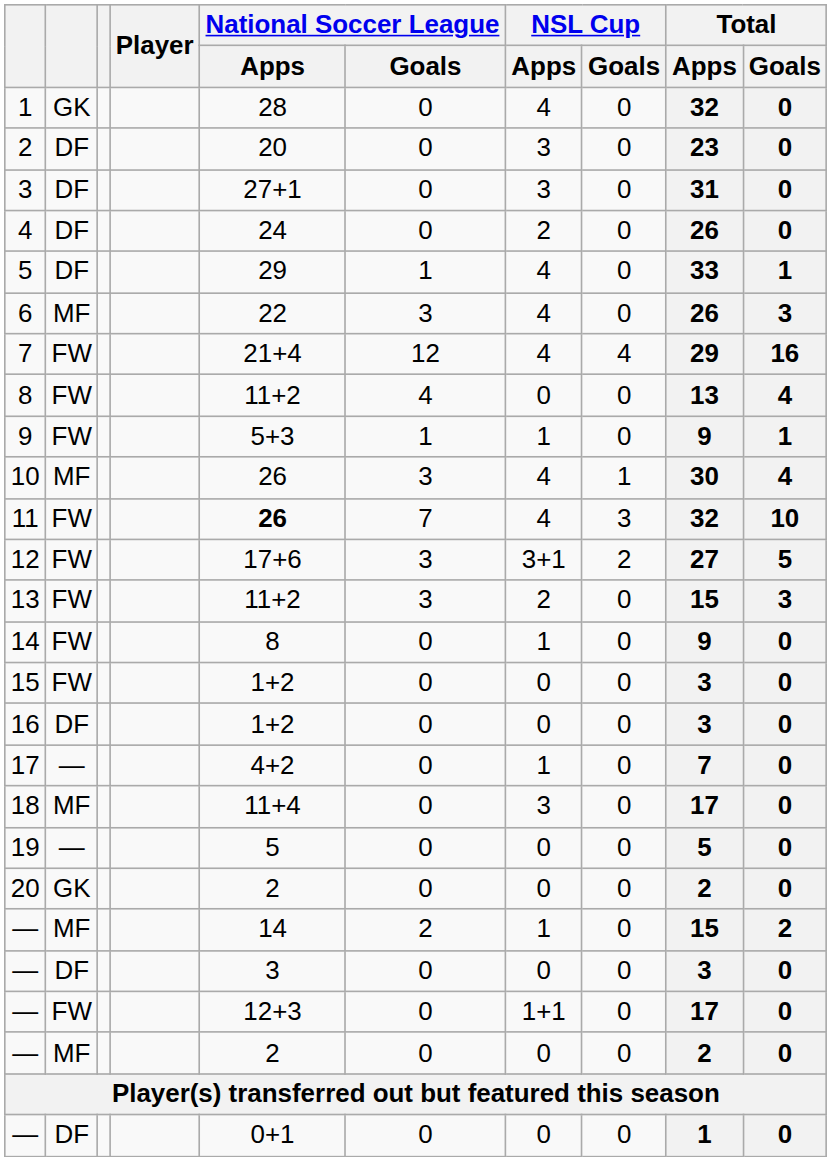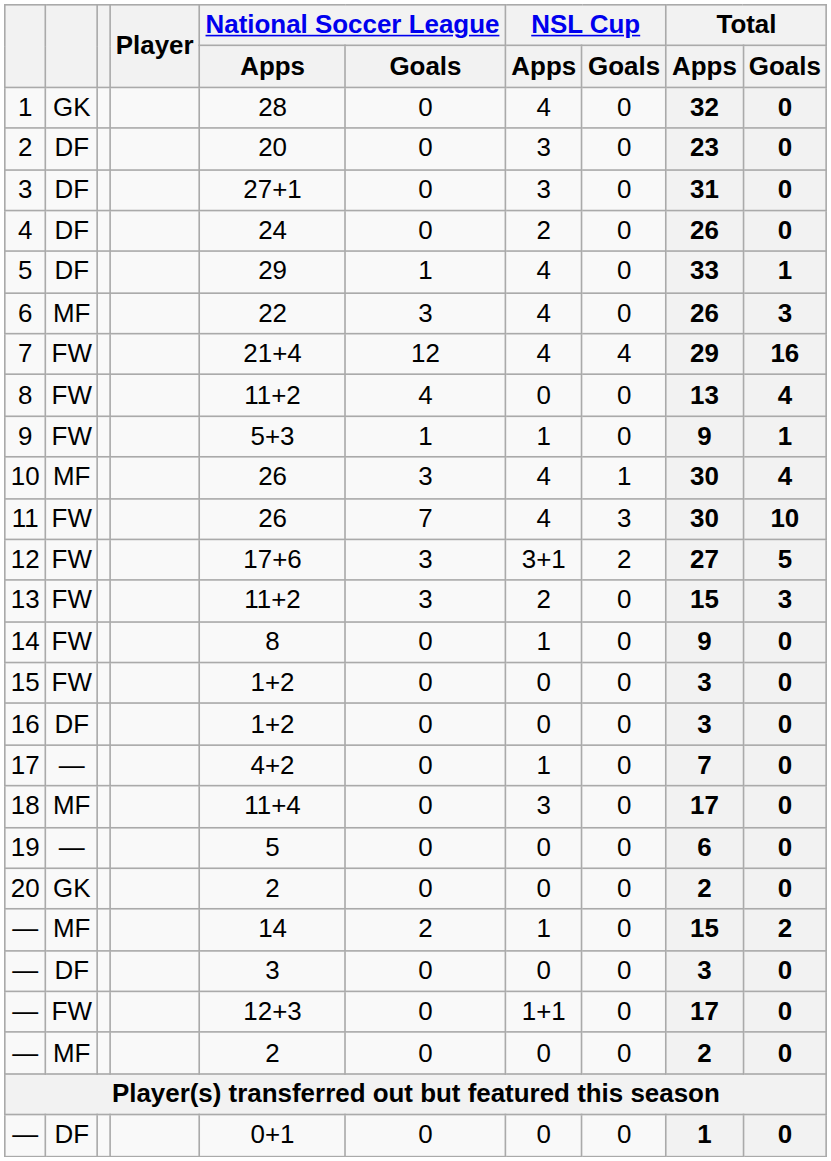(273, 518) bold -> (273, 518) normal
(704, 518) 32 -> (704, 518) 30
(704, 847) 5 -> (704, 847) 6
